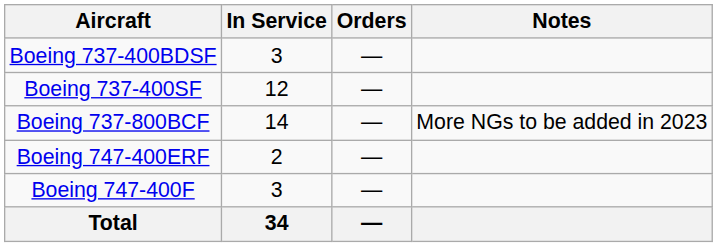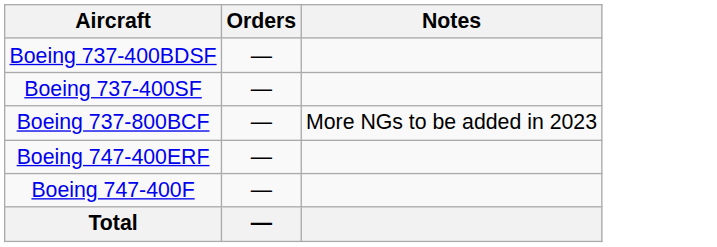- column: (277, 21)
